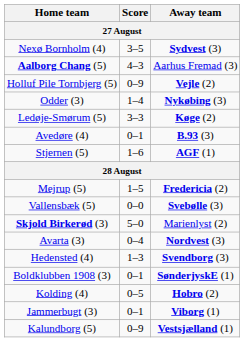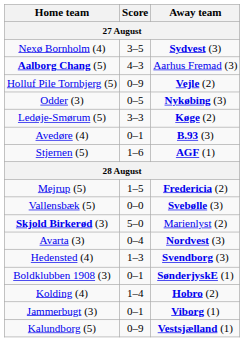(135, 100) 1–4 -> (135, 100) 0–5
(135, 293) 0–5 -> (135, 293) 1–4
